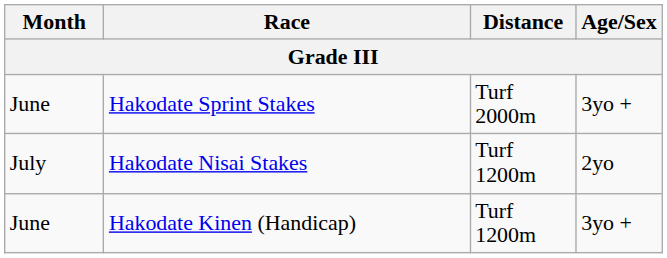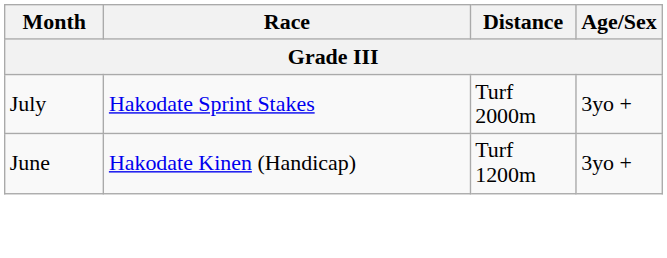(30, 103) June -> (28, 103) July
- row: (208, 163)
